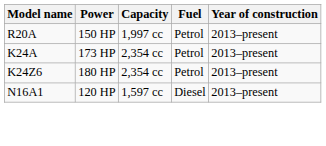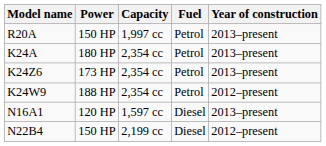(97, 53) 173 HP -> (97, 53) 180 HP
(97, 72) 180 HP -> (97, 72) 173 HP
+ row: (27, 92)
+ row: (25, 131)
